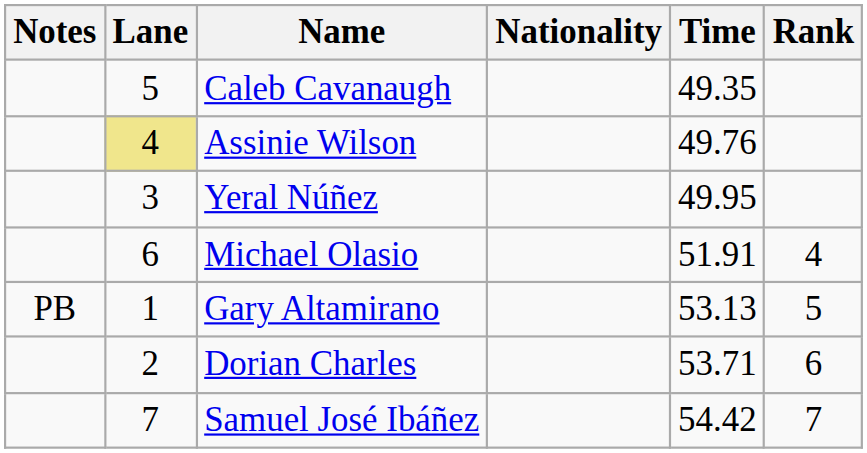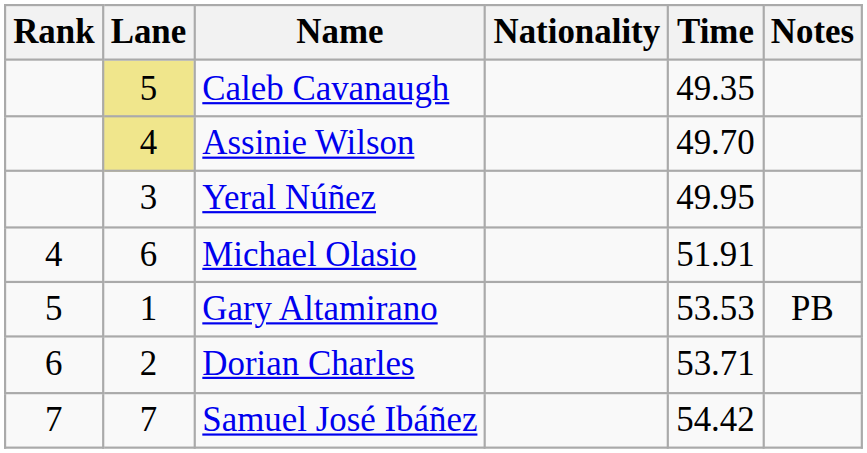columns swapped: (813, 32) <-> (55, 32)
(150, 87) no background -> (148, 87) khaki background
(717, 142) 49.76 -> (715, 142) 49.70
(717, 308) 53.13 -> (715, 308) 53.53
